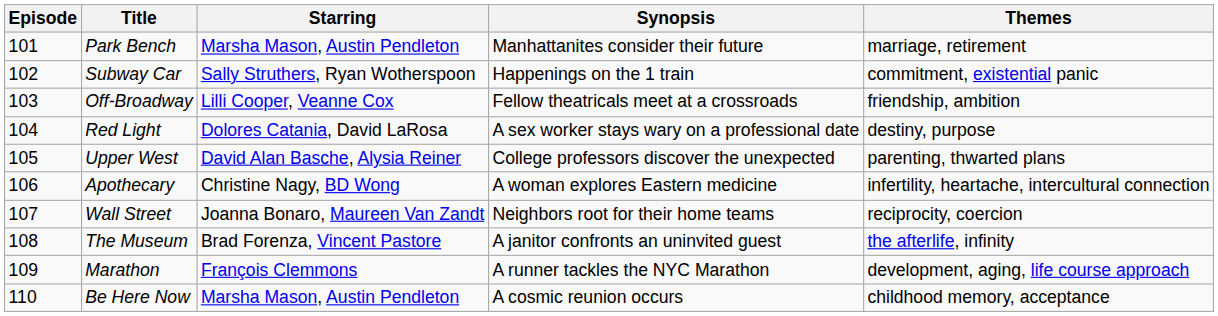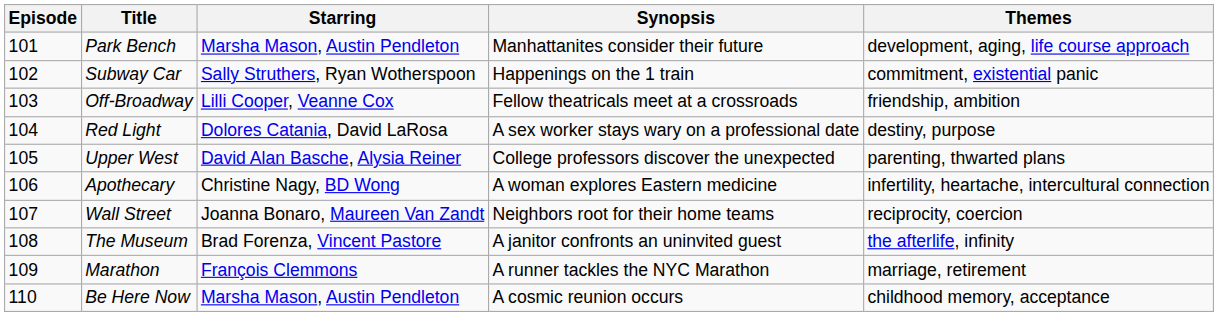(947, 46) marriage, retirement -> (1028, 46) development, aging, life course approach
(1028, 269) development, aging, life course approach -> (947, 269) marriage, retirement
